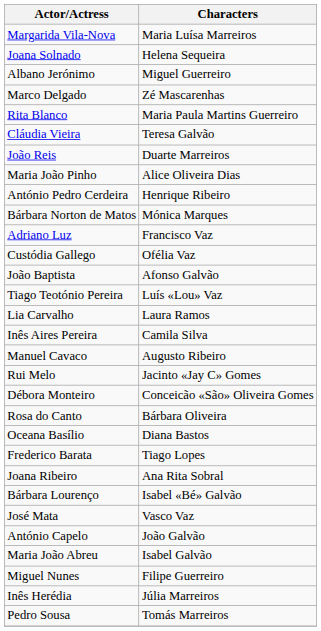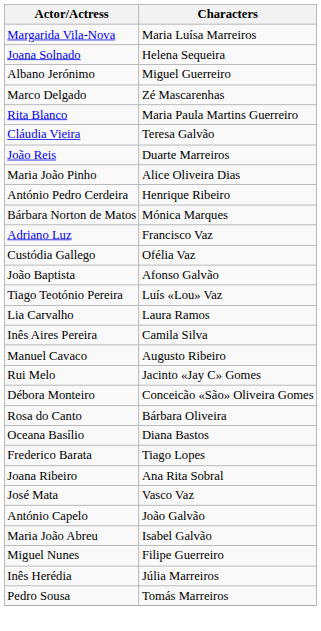- row: (53, 495)
